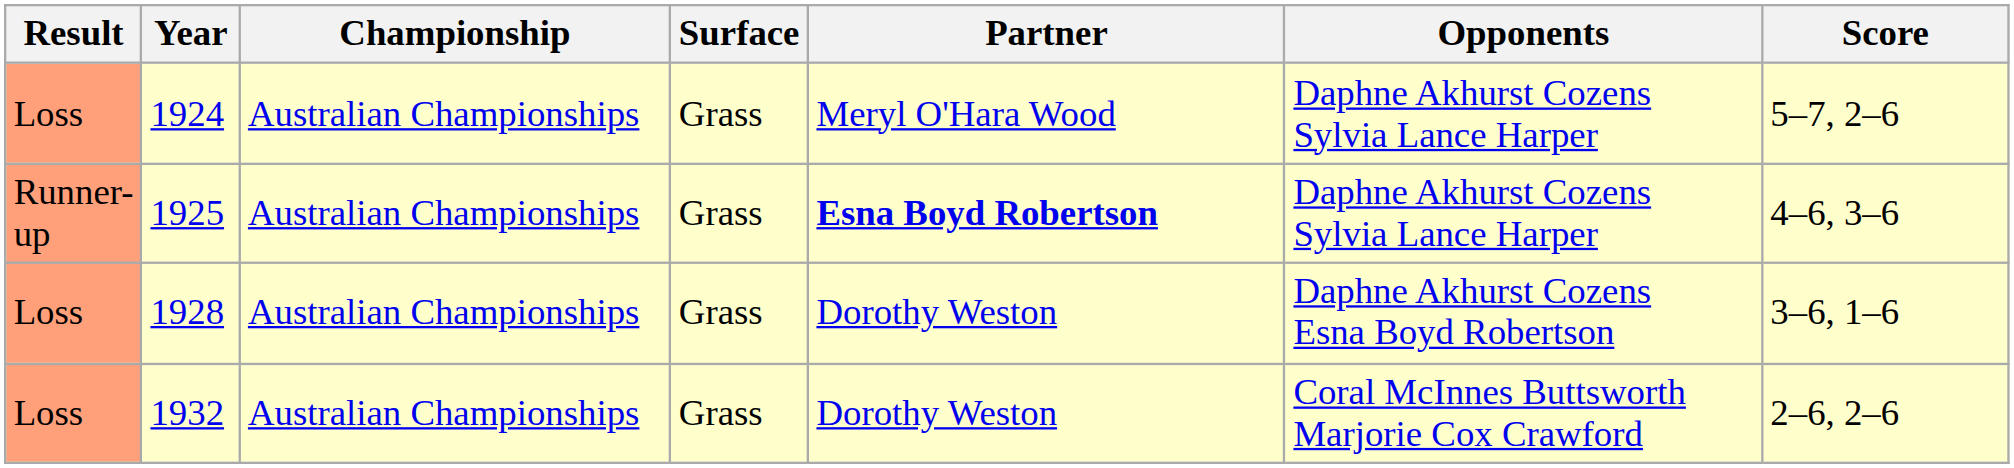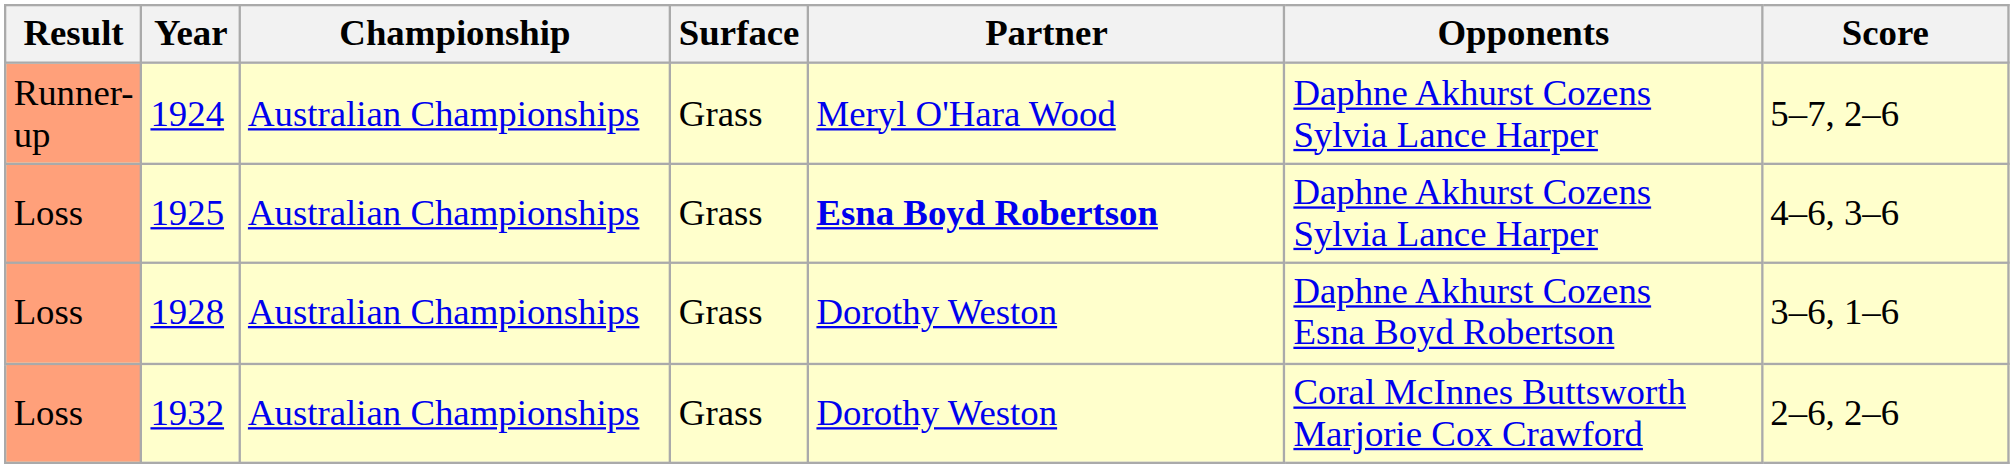(48, 112) Loss -> (74, 112) Runner-up
(74, 212) Runner-up -> (48, 212) Loss
